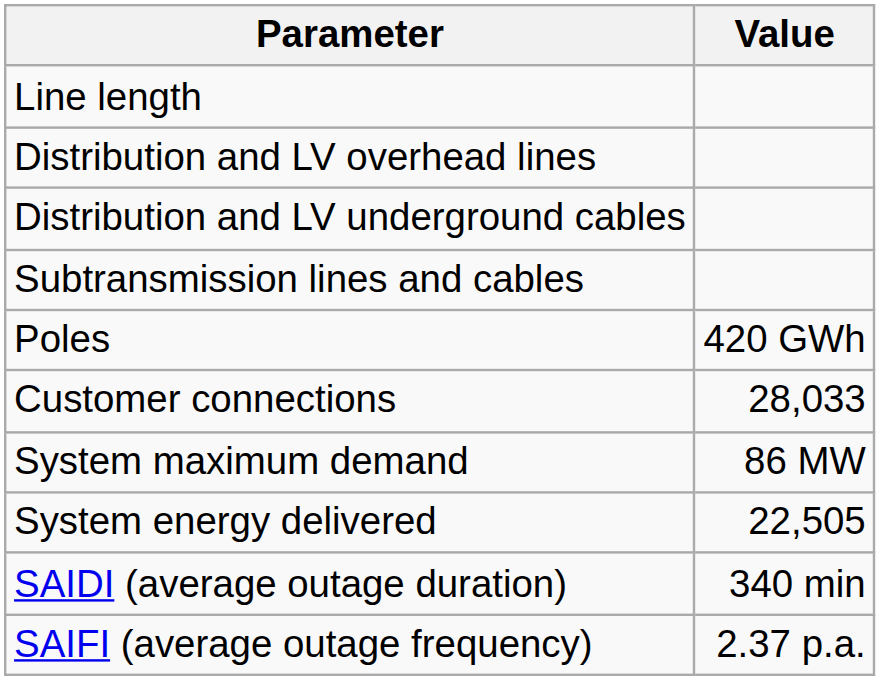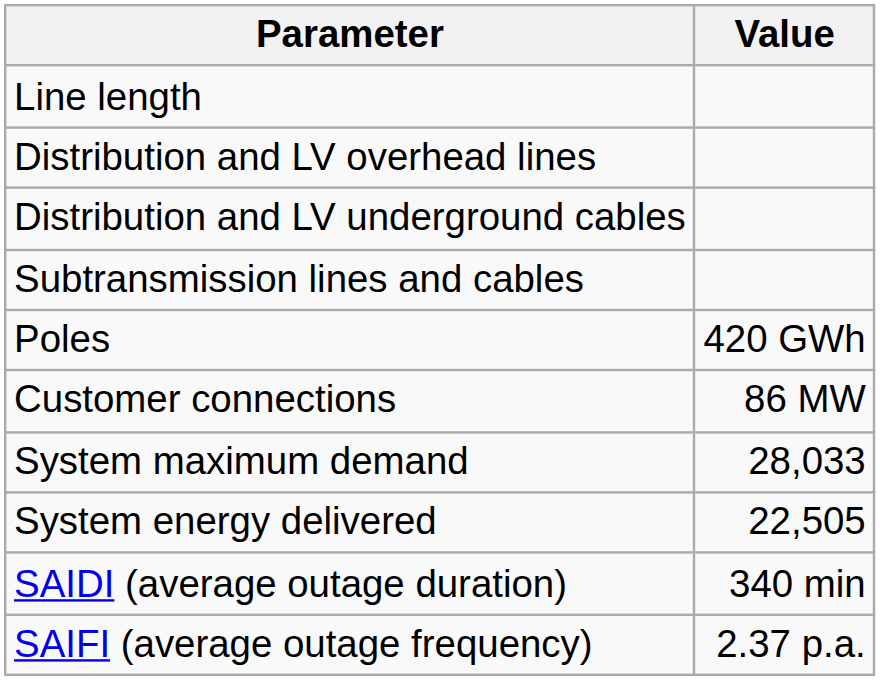(807, 400) 28,033 -> (805, 400) 86 MW
(805, 461) 86 MW -> (807, 461) 28,033
